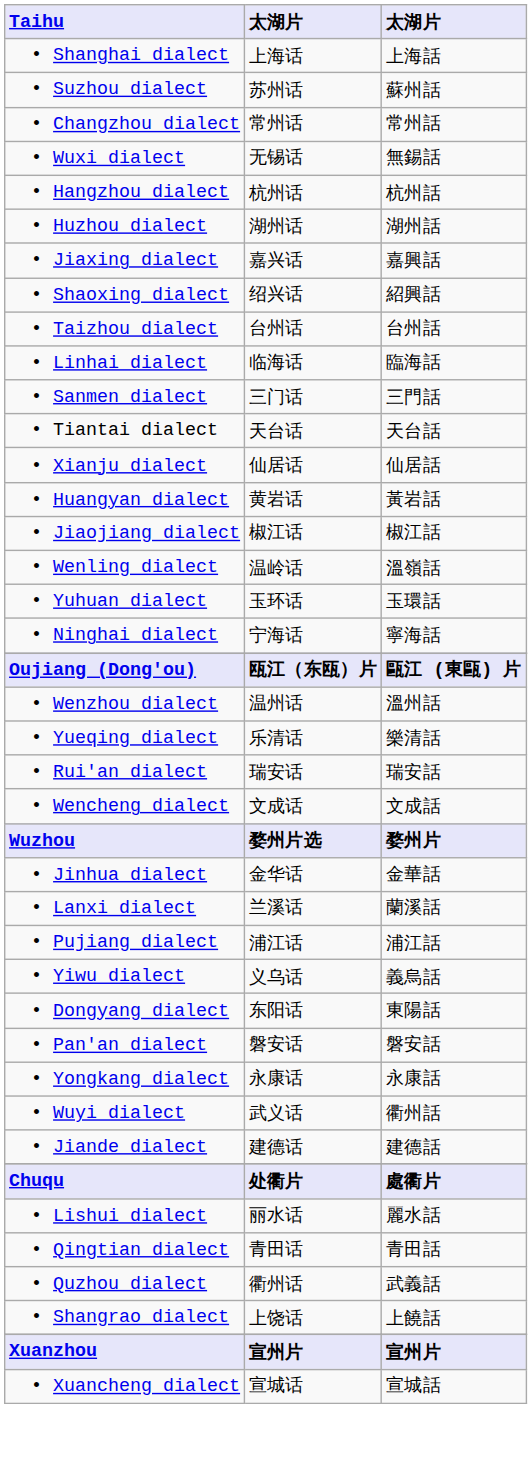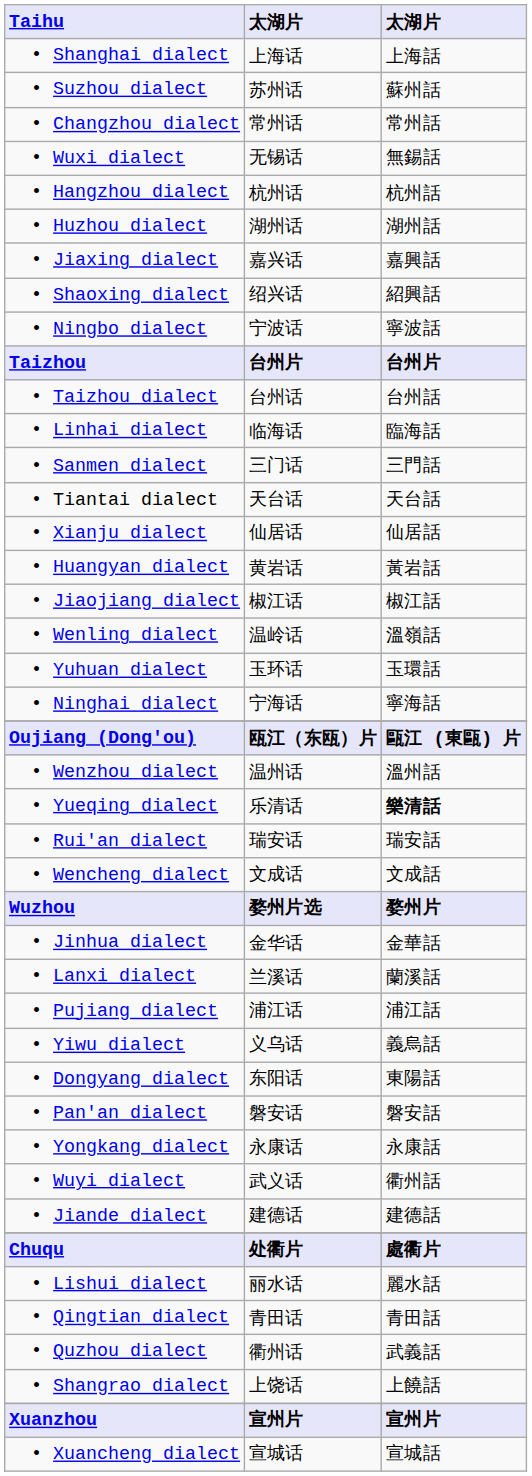+ row: (108, 329)
+ row: (48, 363)
(413, 739) normal -> (413, 807) bold
